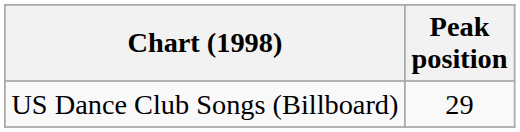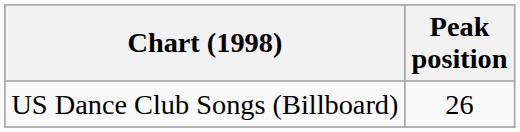(459, 103) 29 -> (459, 103) 26
